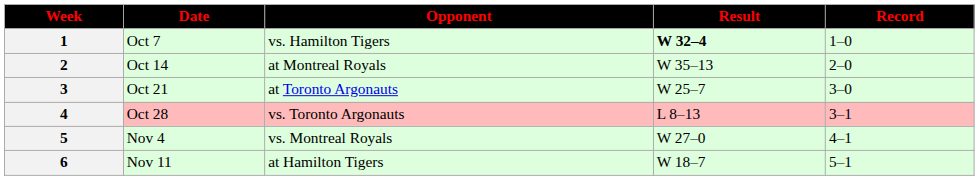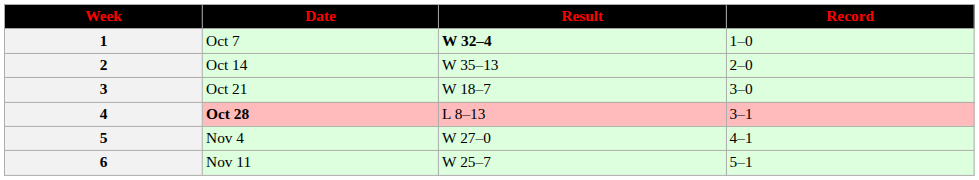- column: (459, 16)
(681, 89) W 25–7 -> (466, 89) W 18–7
(147, 114) normal -> (228, 114) bold
(681, 162) W 18–7 -> (466, 162) W 25–7
